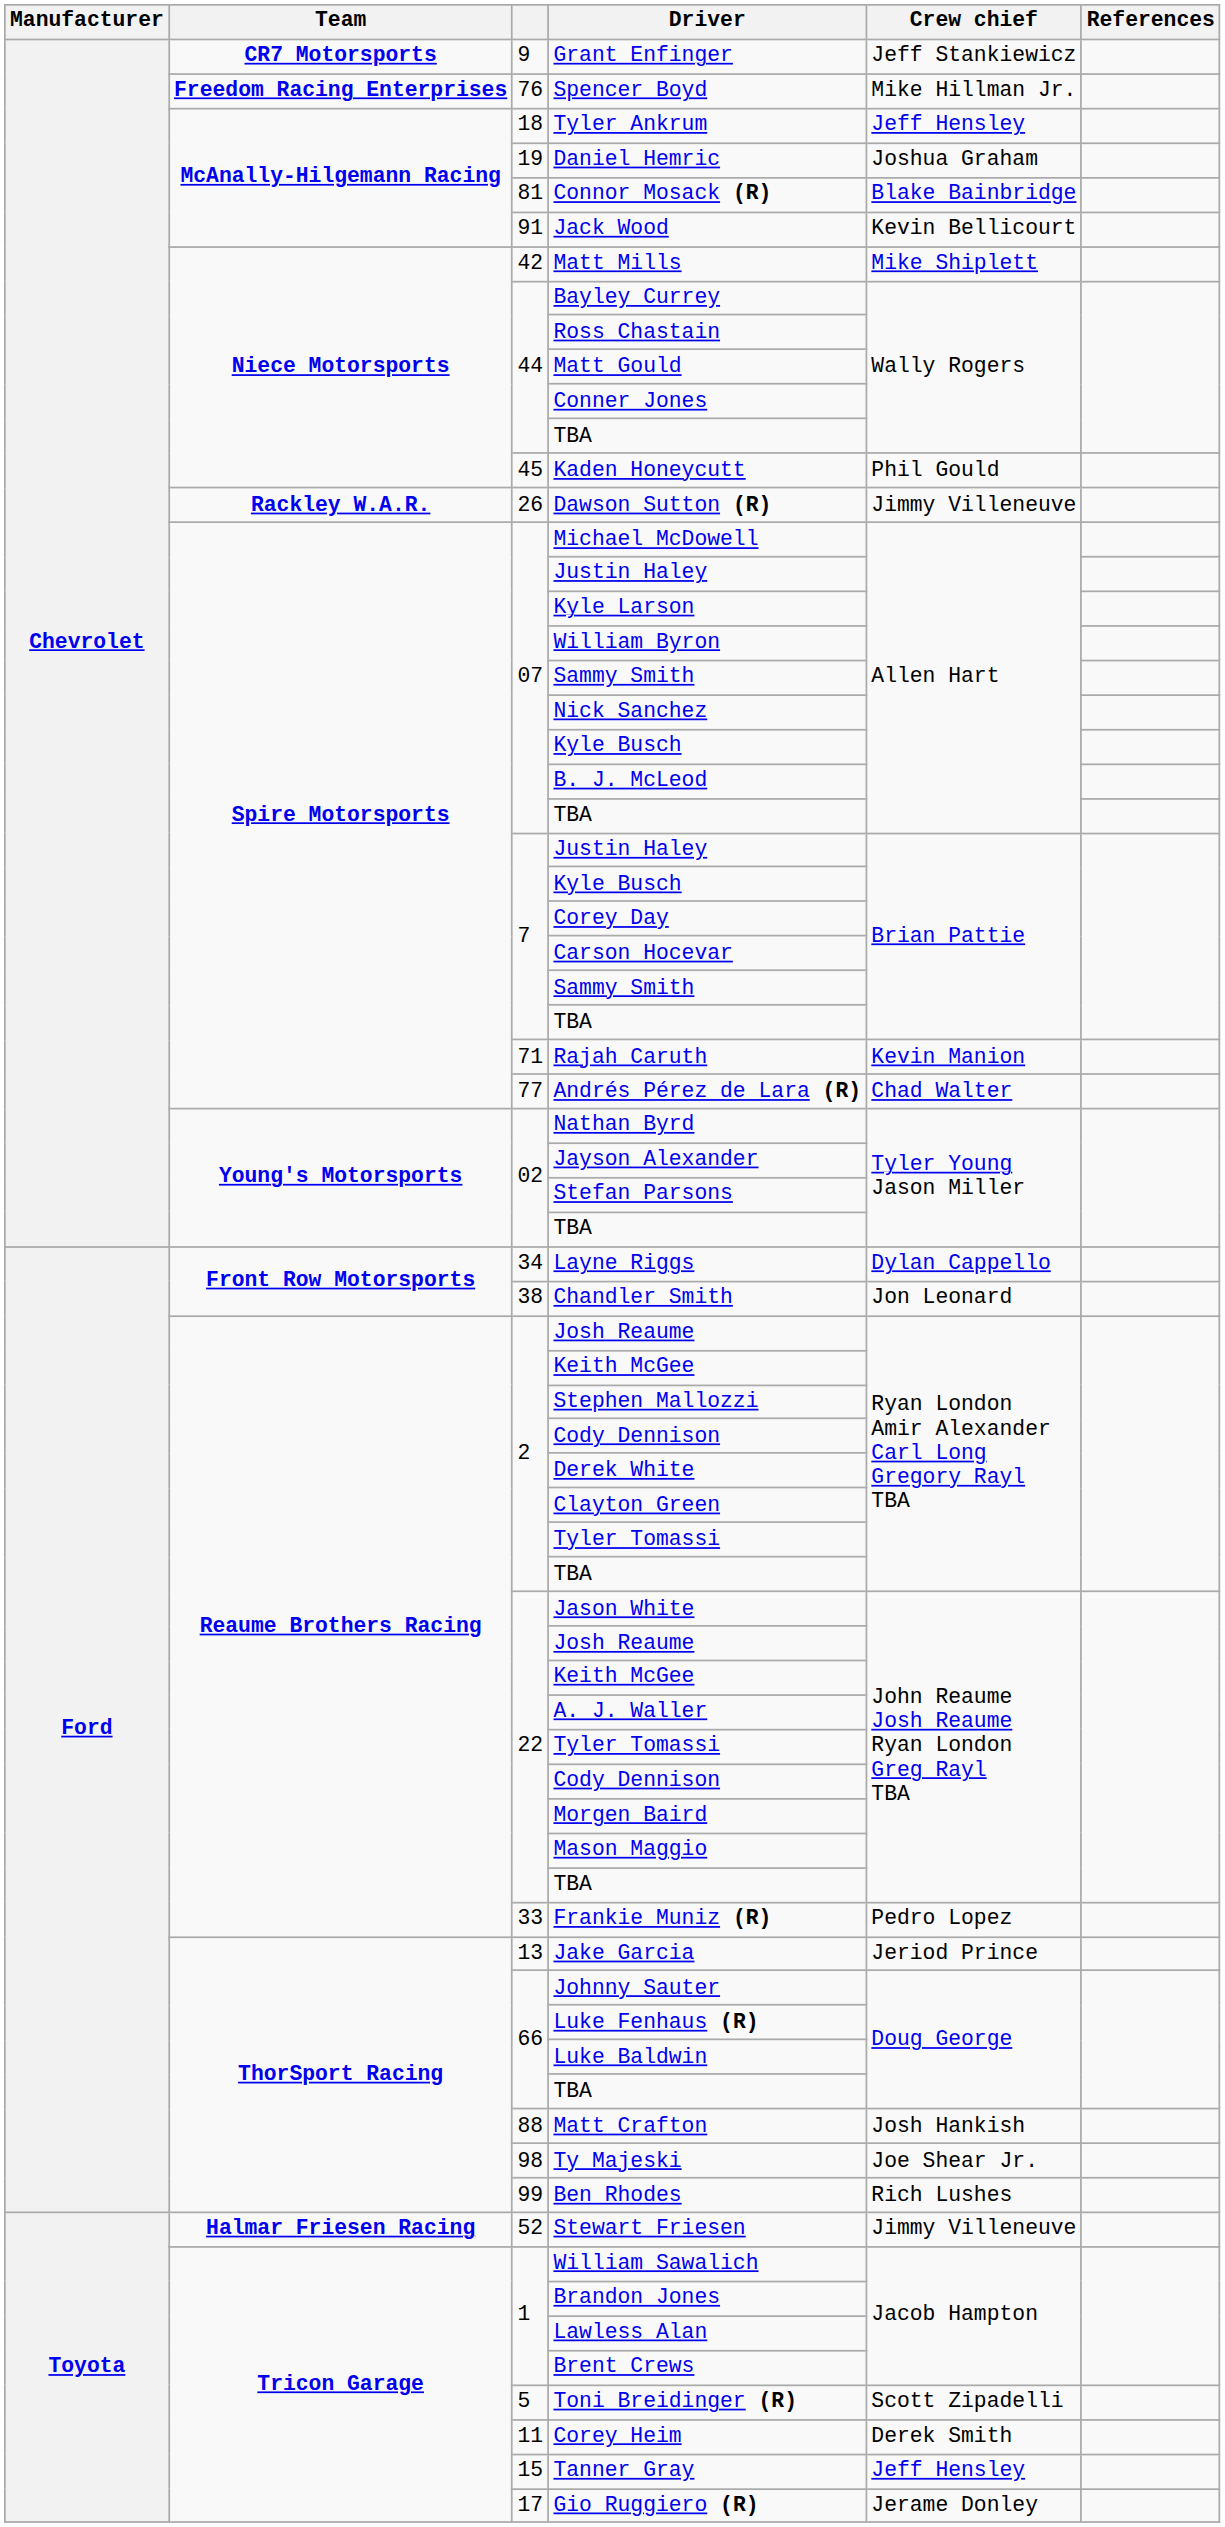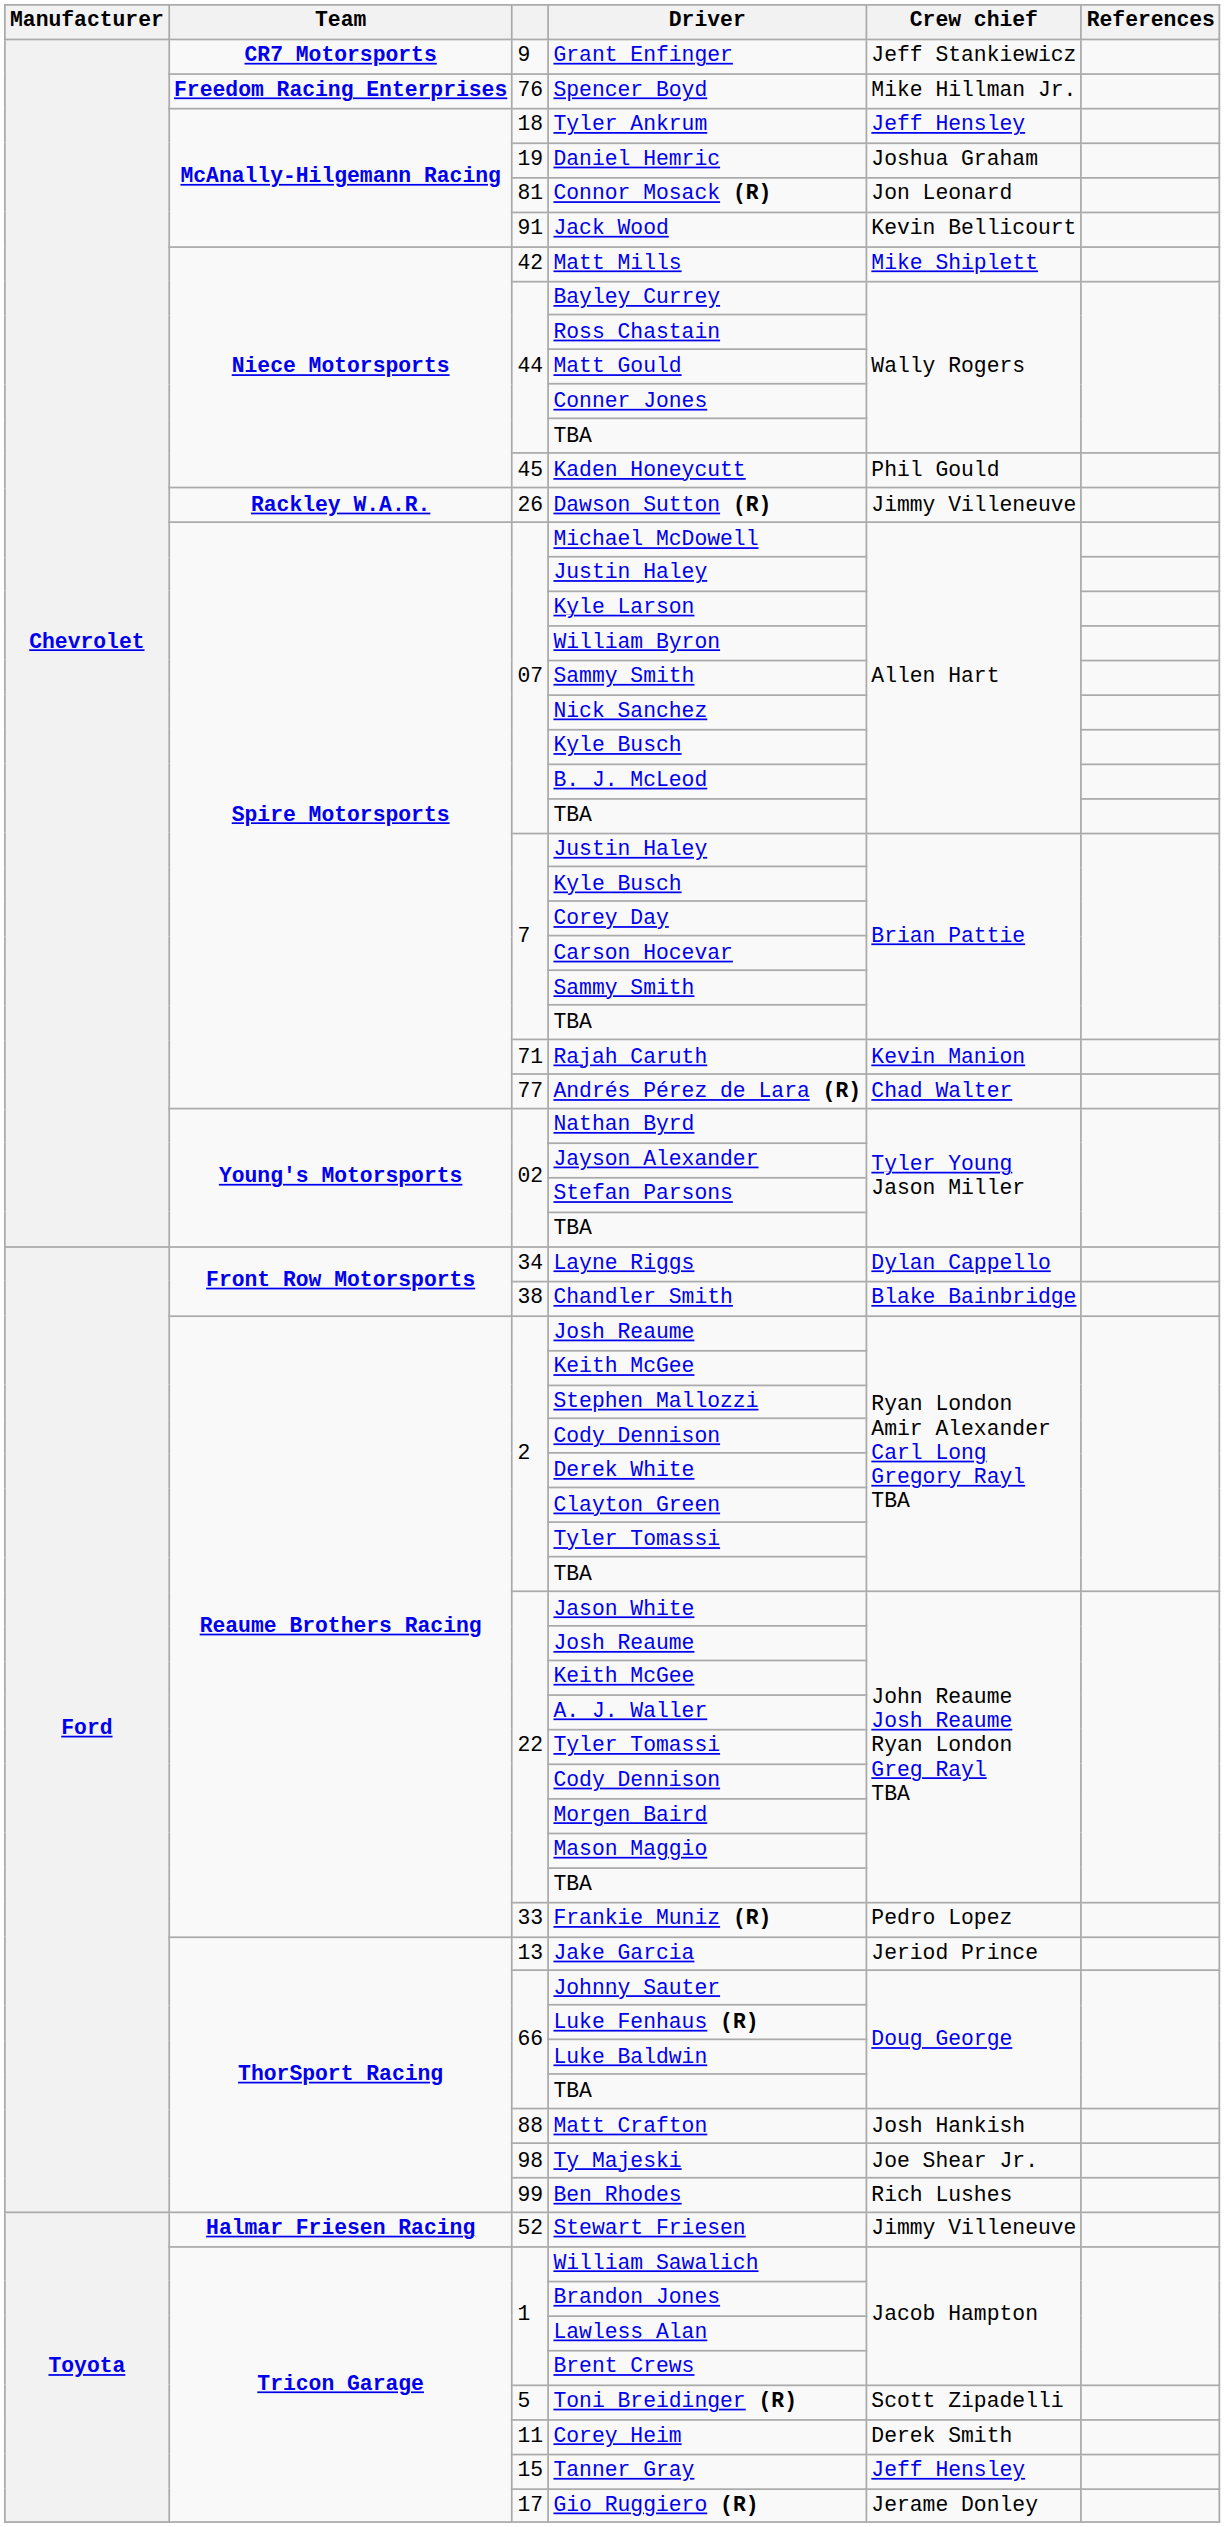(974, 195) Blake Bainbridge -> (942, 195) Jon Leonard
(942, 1299) Jon Leonard -> (974, 1299) Blake Bainbridge
